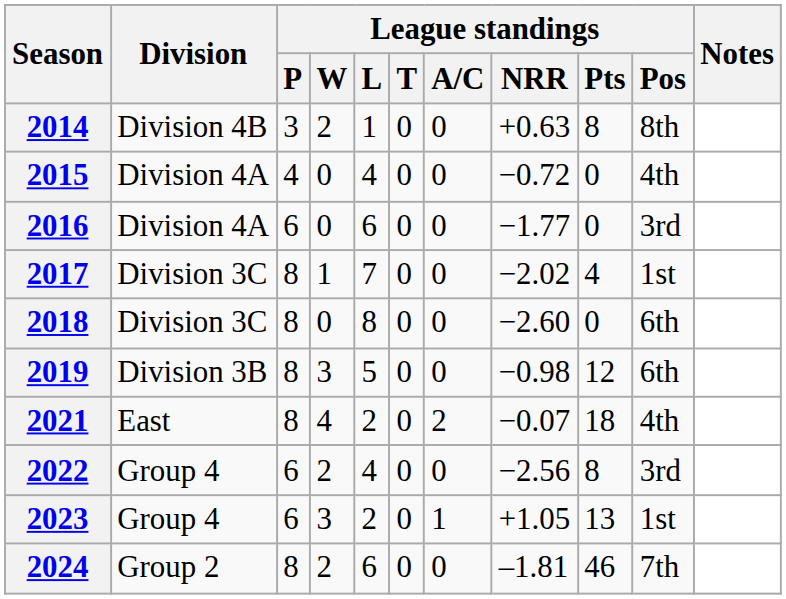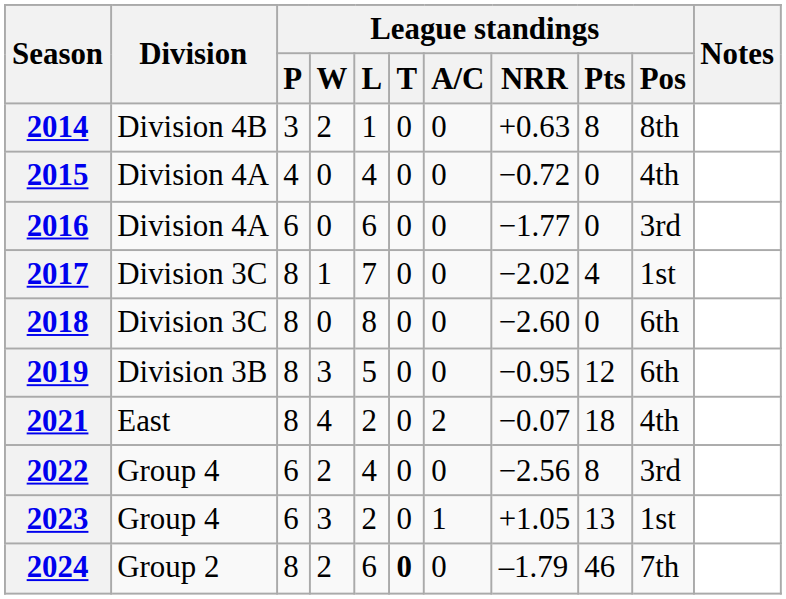(534, 371) −0.98 -> (534, 371) −0.95
(404, 567) normal -> (404, 567) bold
(533, 567) –1.81 -> (533, 567) –1.79
